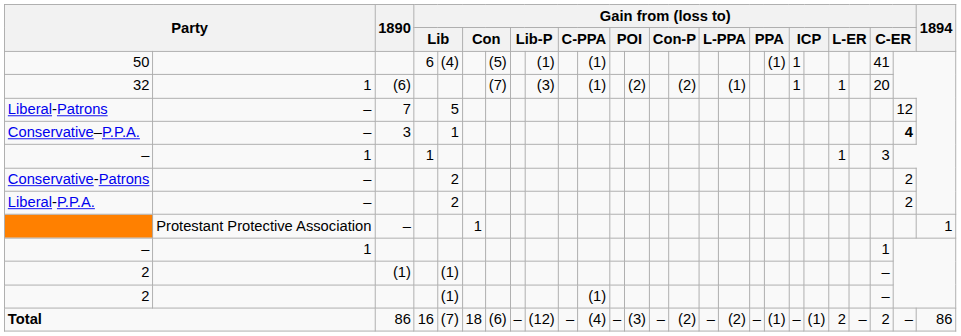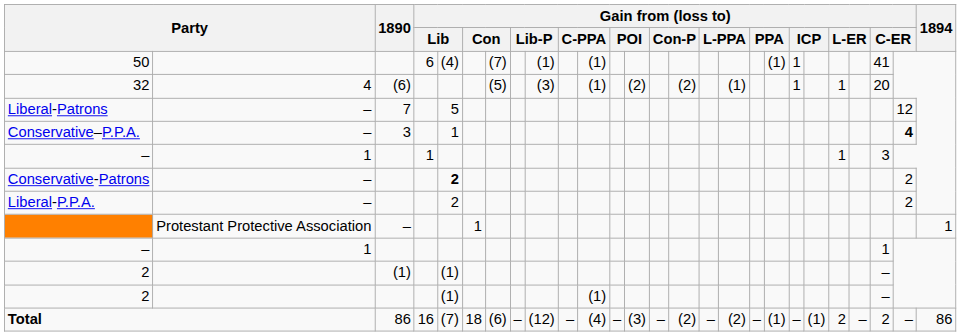(498, 62) (5) -> (498, 62) (7)
(367, 86) 1 -> (367, 86) 4
(498, 86) (7) -> (498, 86) (5)
(455, 179) normal -> (455, 179) bold
